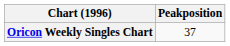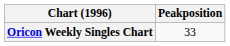(190, 32) 37 -> (190, 32) 33
